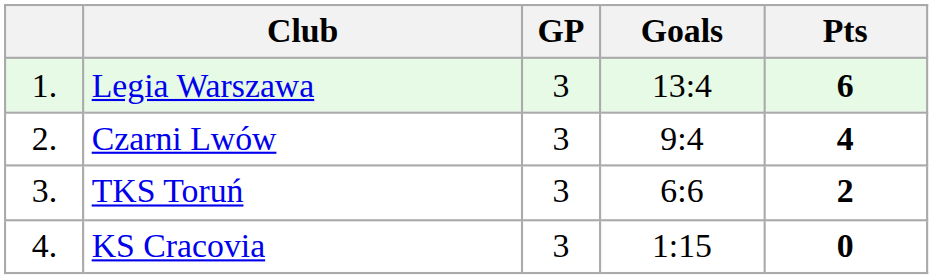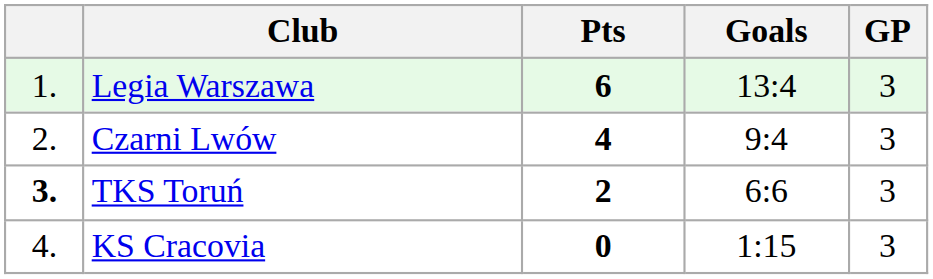columns swapped: (561, 31) <-> (845, 31)
(44, 191) normal -> (44, 191) bold
